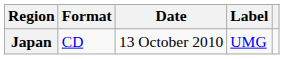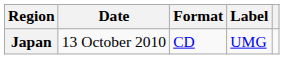columns swapped: (171, 16) <-> (87, 16)
